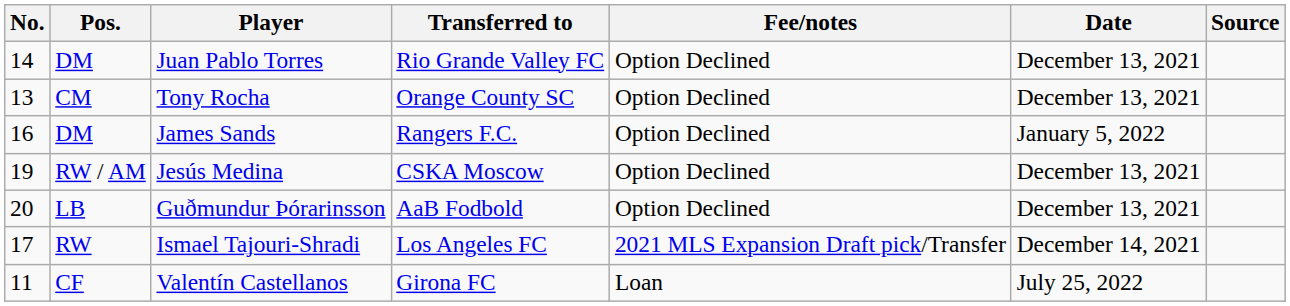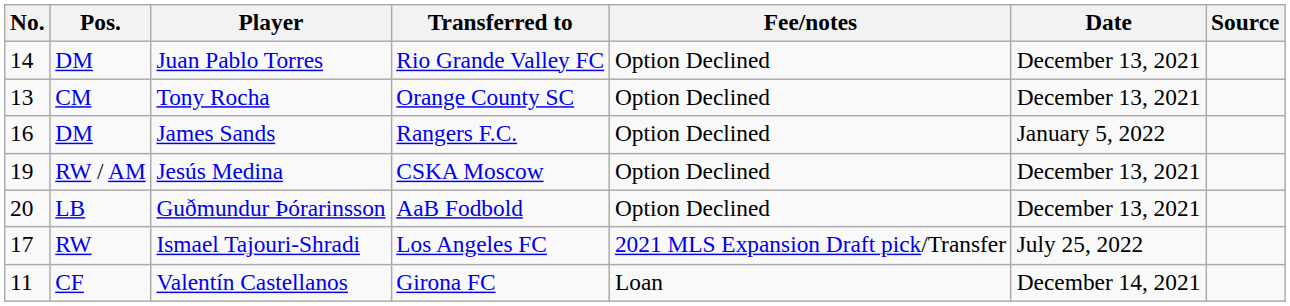(1109, 245) December 14, 2021 -> (1080, 245) July 25, 2022
(1080, 282) July 25, 2022 -> (1109, 282) December 14, 2021
